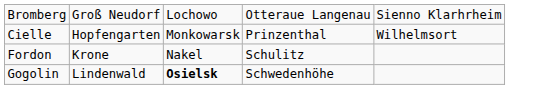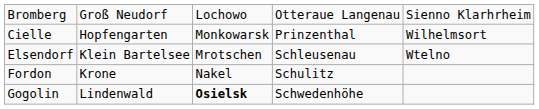+ row: (40, 54)
